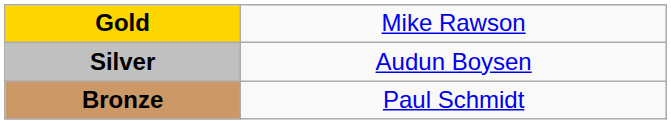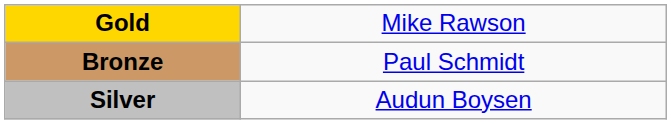rows swapped: (123, 61) <-> (123, 99)
